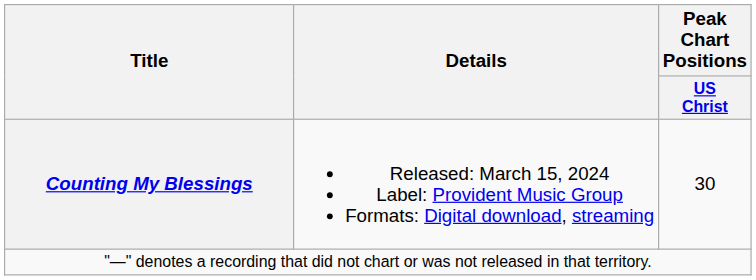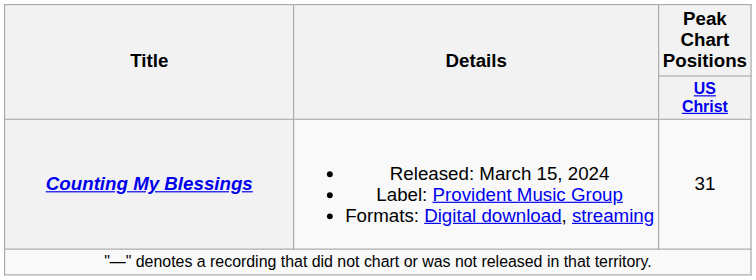(705, 184) 30 -> (705, 184) 31
